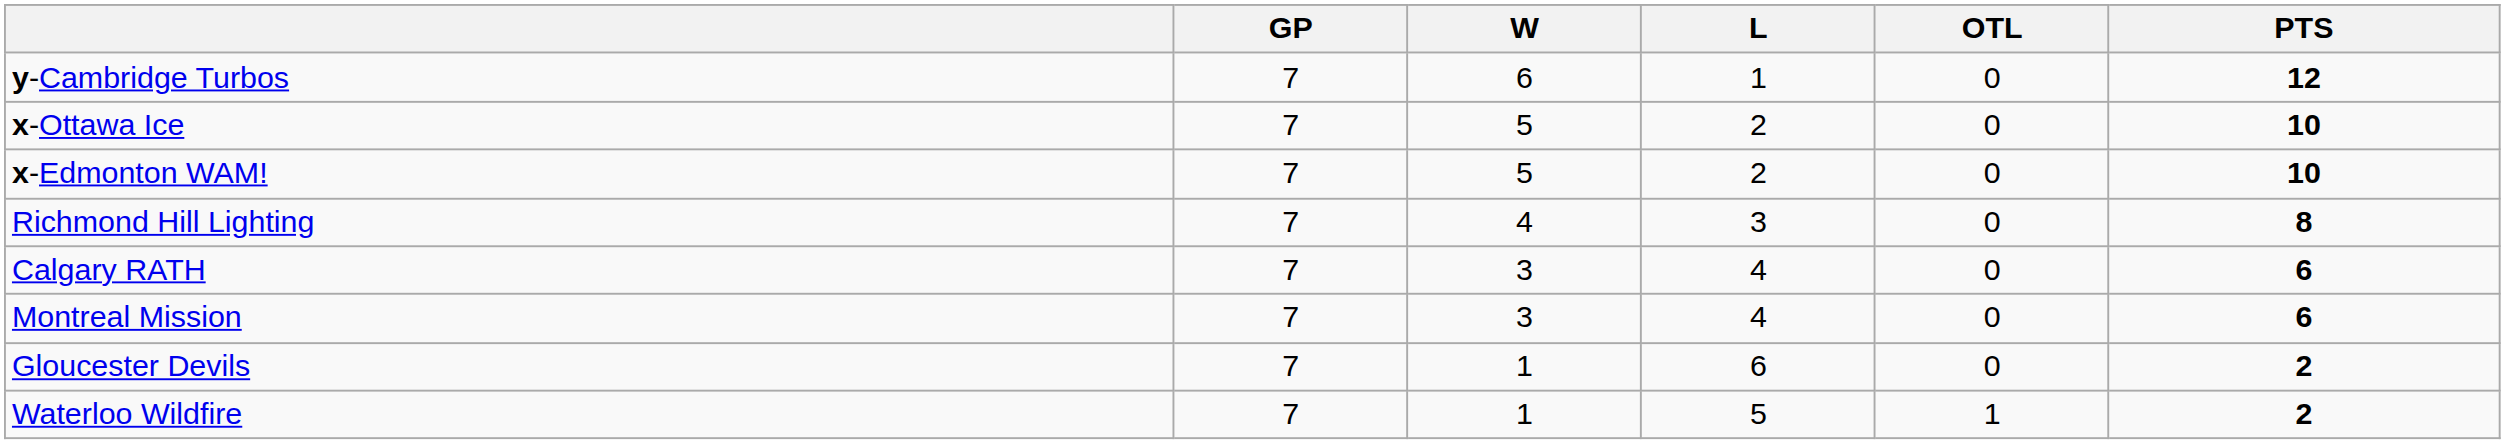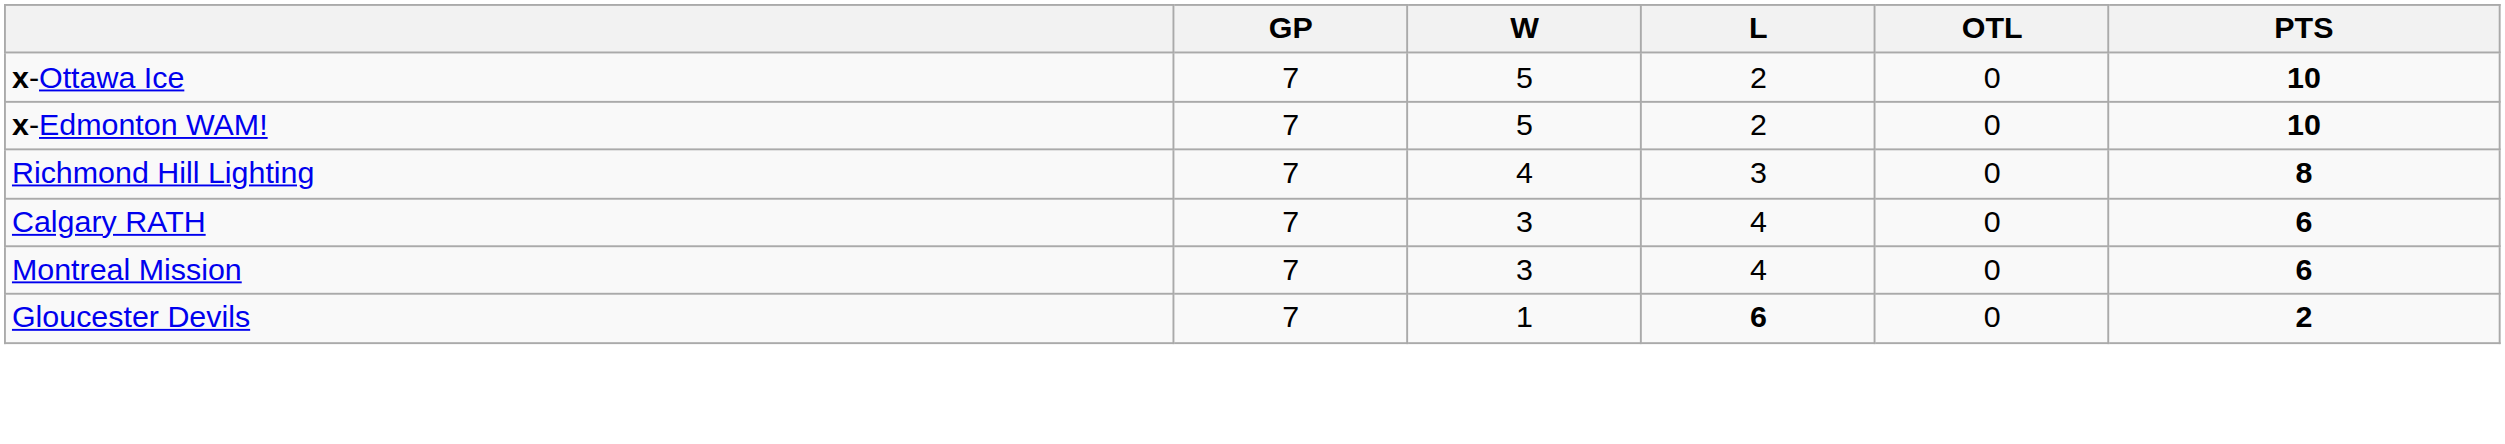- row: (151, 76)
(1758, 366) normal -> (1758, 317) bold
- row: (127, 414)
